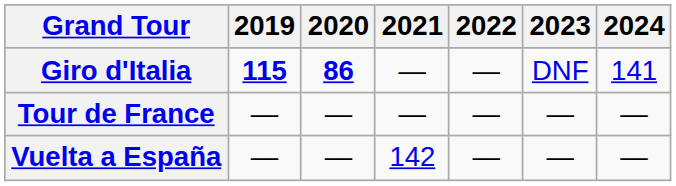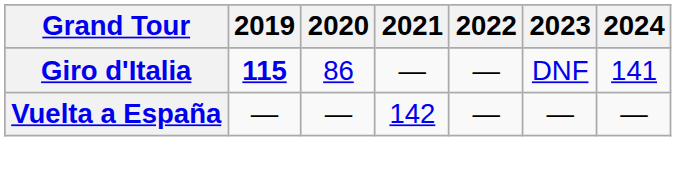(338, 69) bold -> (338, 69) normal
- row: (116, 113)
